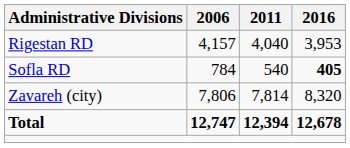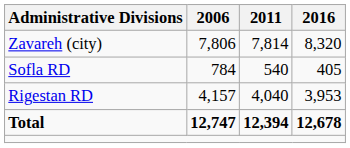rows swapped: (51, 43) <-> (55, 95)
(329, 69) bold -> (329, 69) normal
